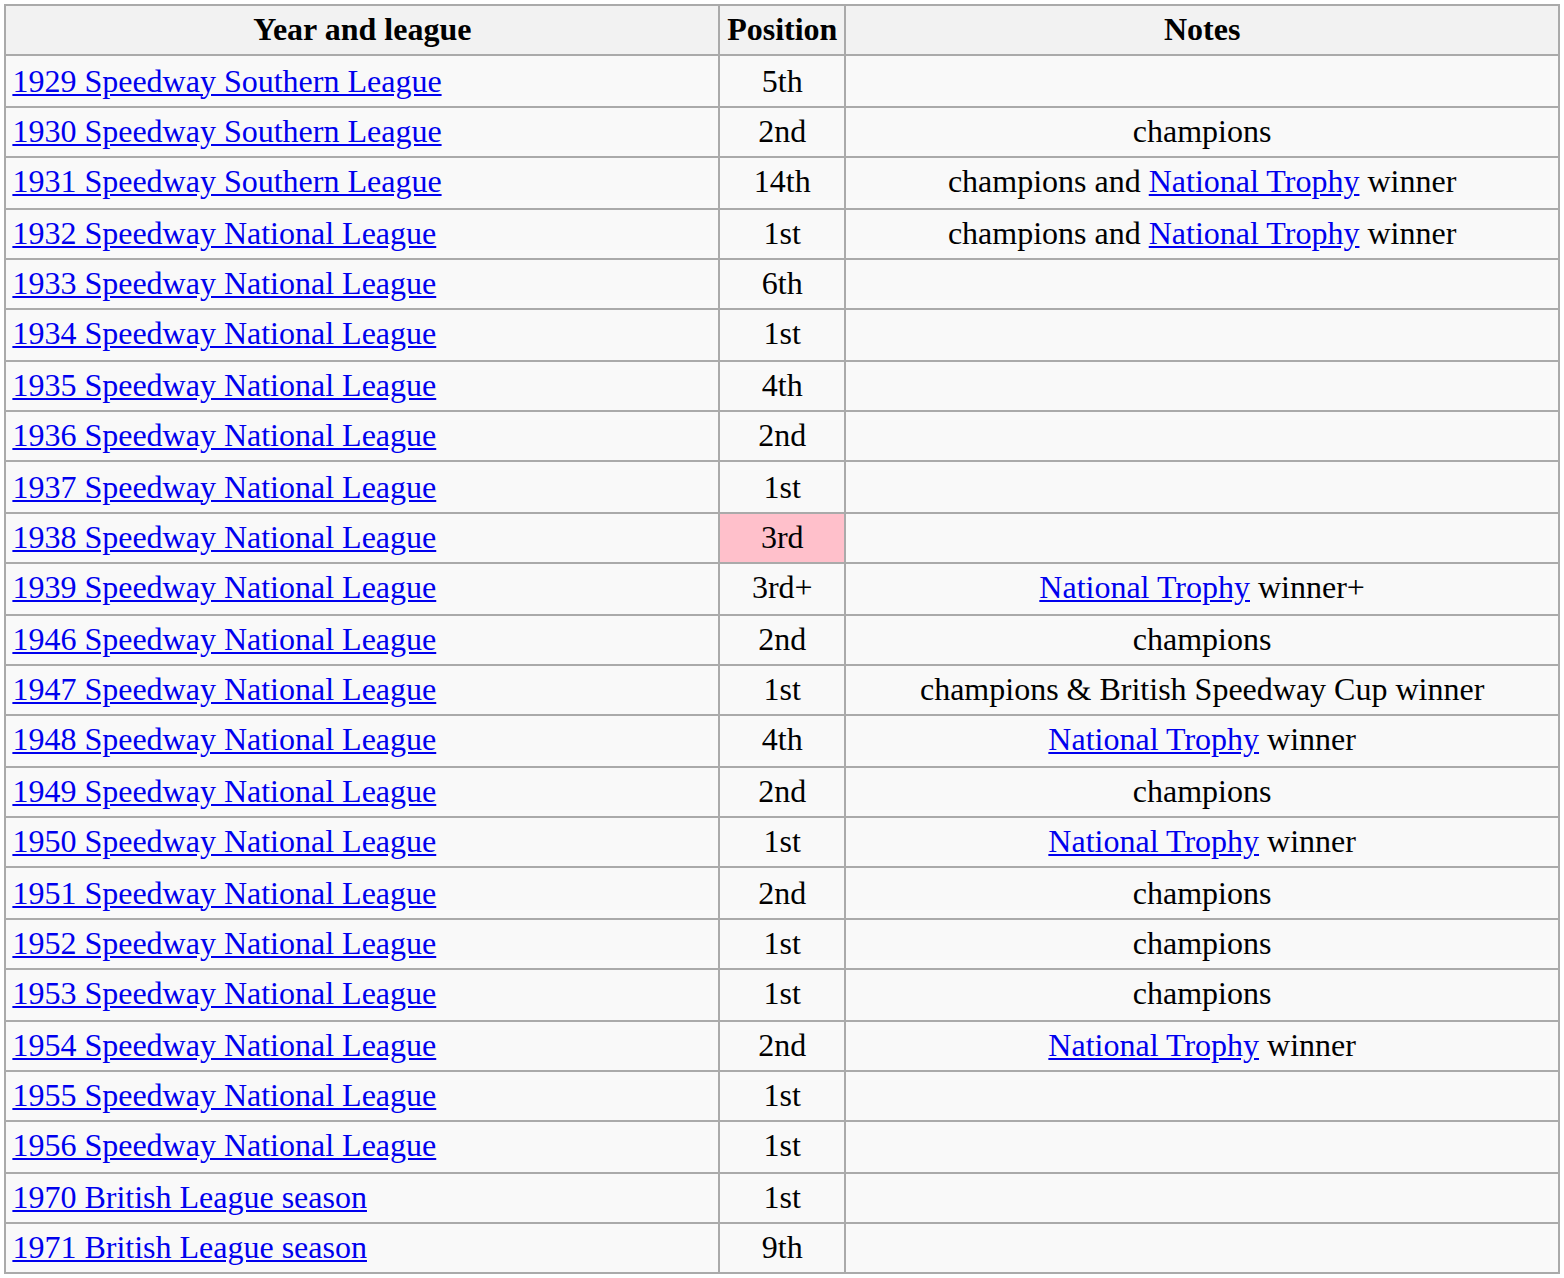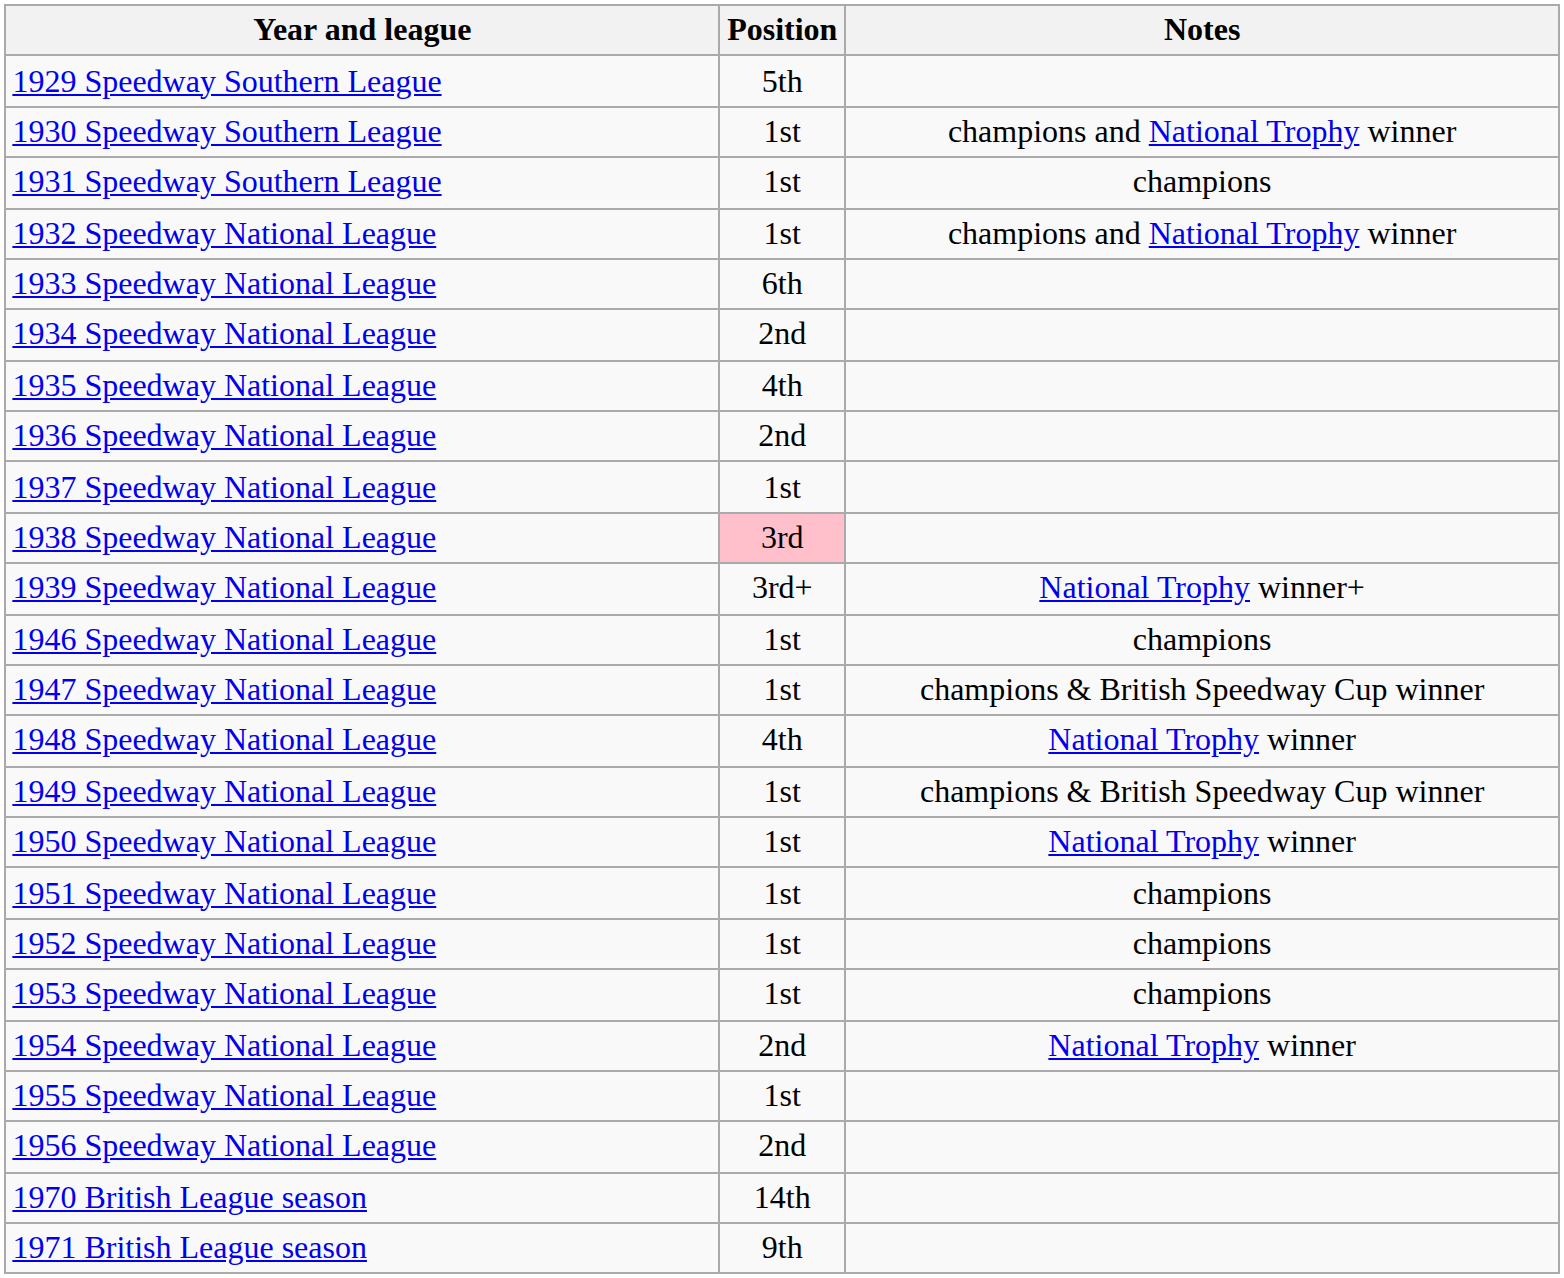(782, 131) 2nd -> (782, 131) 1st
(1202, 131) champions -> (1202, 131) champions and National Trophy winner
(782, 182) 14th -> (782, 182) 1st
(1202, 182) champions and National Trophy winner -> (1202, 182) champions
(782, 334) 1st -> (782, 334) 2nd
(782, 638) 2nd -> (782, 638) 1st
(782, 791) 2nd -> (782, 791) 1st
(1202, 791) champions -> (1202, 791) champions & British Speedway Cup winner
(782, 892) 2nd -> (782, 892) 1st
(782, 1146) 1st -> (782, 1146) 2nd
(782, 1197) 1st -> (782, 1197) 14th
